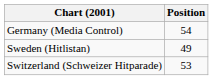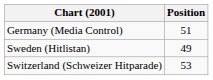(186, 30) 54 -> (186, 30) 51
